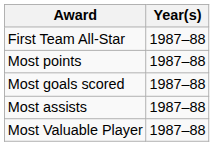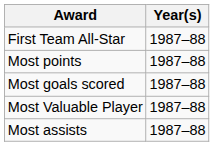rows swapped: (47, 107) <-> (75, 130)
